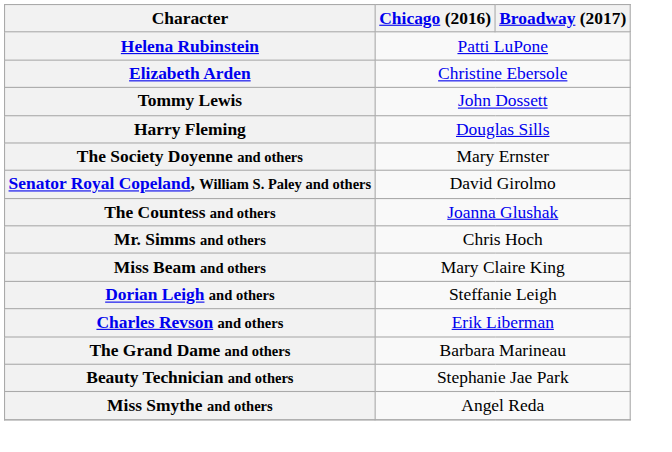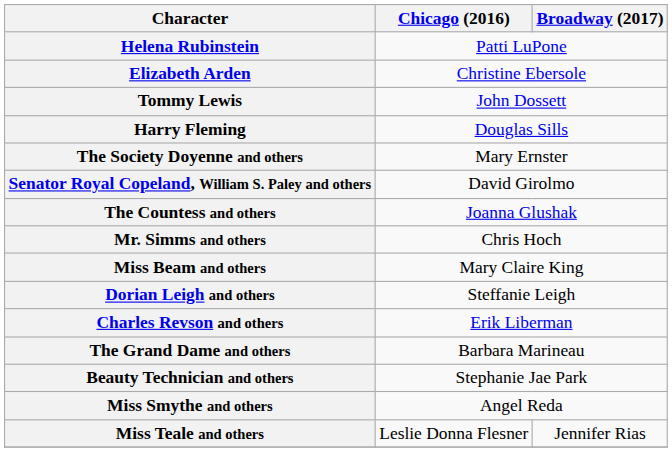+ row: (190, 433)
